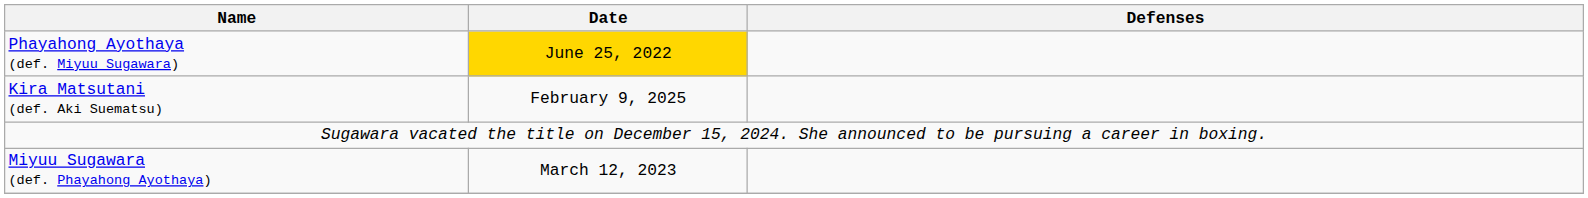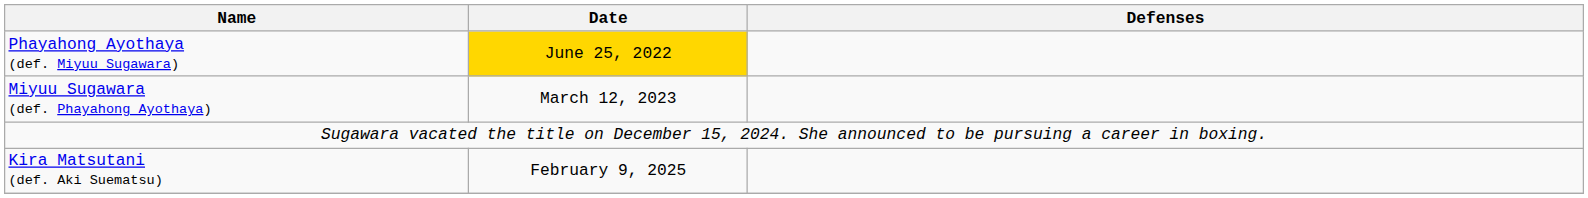rows swapped: (110, 170) <-> (86, 98)
